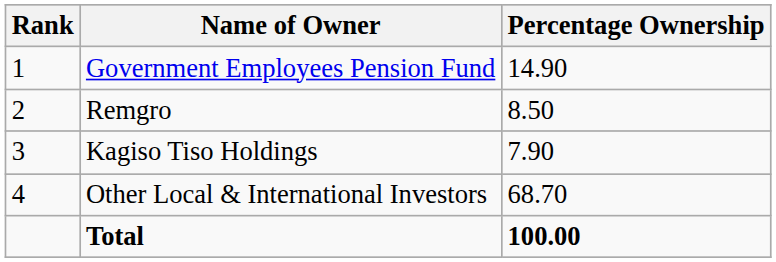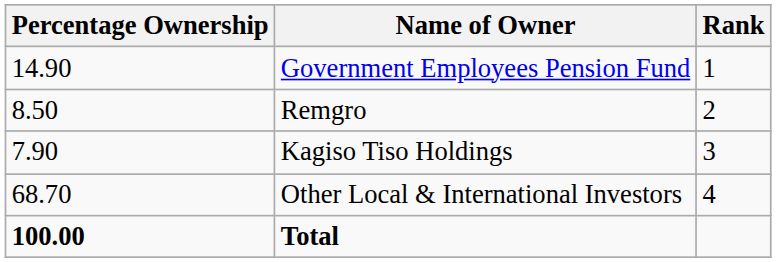columns swapped: (43, 25) <-> (636, 25)
